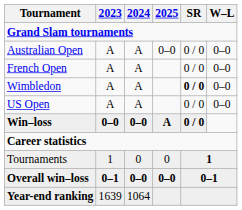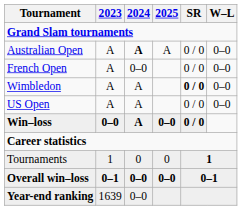(138, 50) normal -> (138, 50) bold
(167, 50) 0–0 -> (167, 50) A
(138, 68) A -> (138, 68) 0–0
(138, 123) 0–0 -> (138, 123) A
(167, 123) A -> (167, 123) 0–0
(138, 196) 1064 -> (138, 196) 0–0
